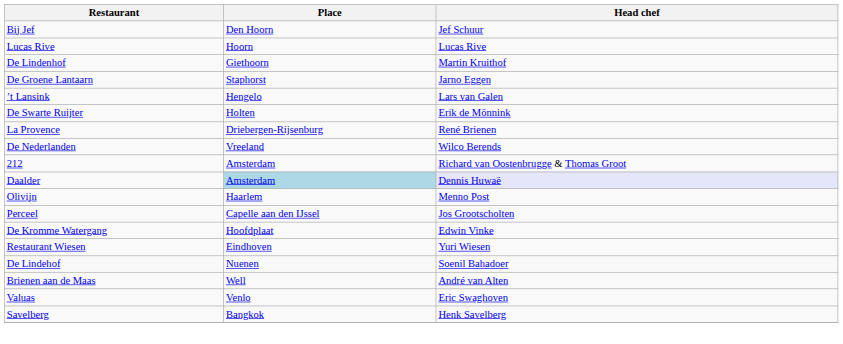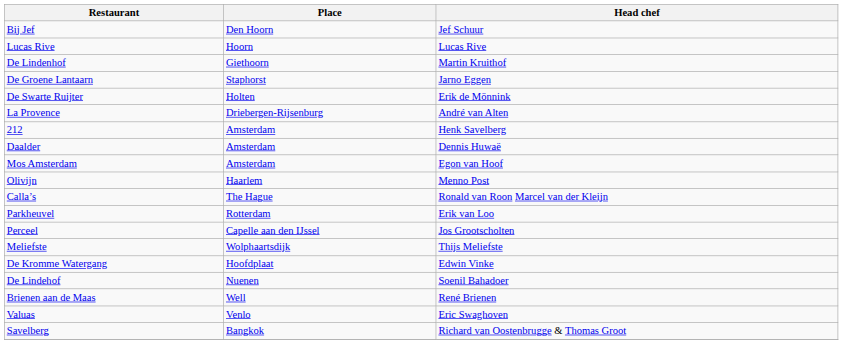- row: (28, 96)
(467, 130) René Brienen -> (473, 113) André van Alten
- row: (41, 146)
(532, 163) Richard van Oostenbrugge & Thomas Groot -> (472, 130) Henk Savelberg
(251, 180) lightblue background -> (251, 146) no background
(470, 180) lavender background -> (470, 146) no background
+ row: (42, 163)
+ row: (21, 197)
+ row: (31, 213)
+ row: (27, 247)
- row: (46, 247)
(473, 280) André van Alten -> (467, 297) René Brienen
(472, 314) Henk Savelberg -> (532, 331) Richard van Oostenbrugge & Thomas Groot
